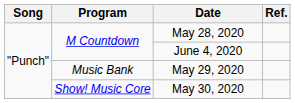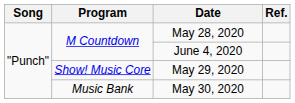(103, 70) Music Bank -> (103, 70) Show! Music Core
(103, 88) Show! Music Core -> (103, 88) Music Bank
